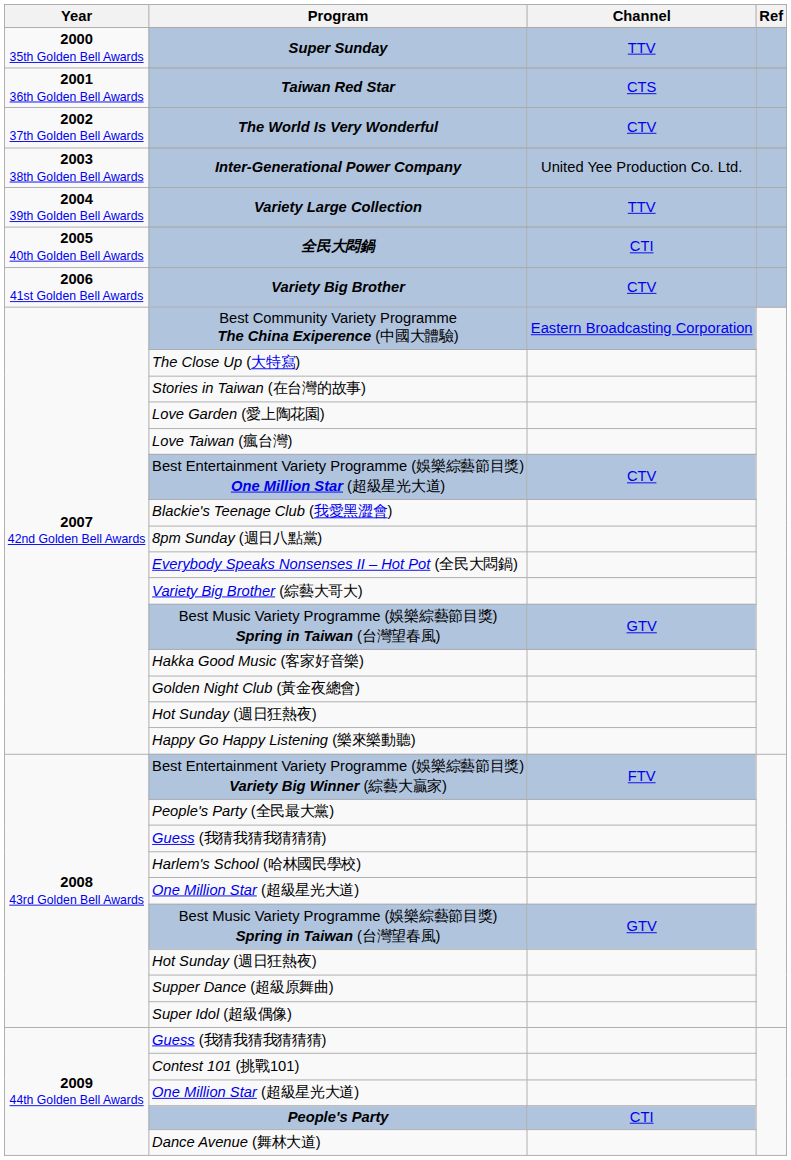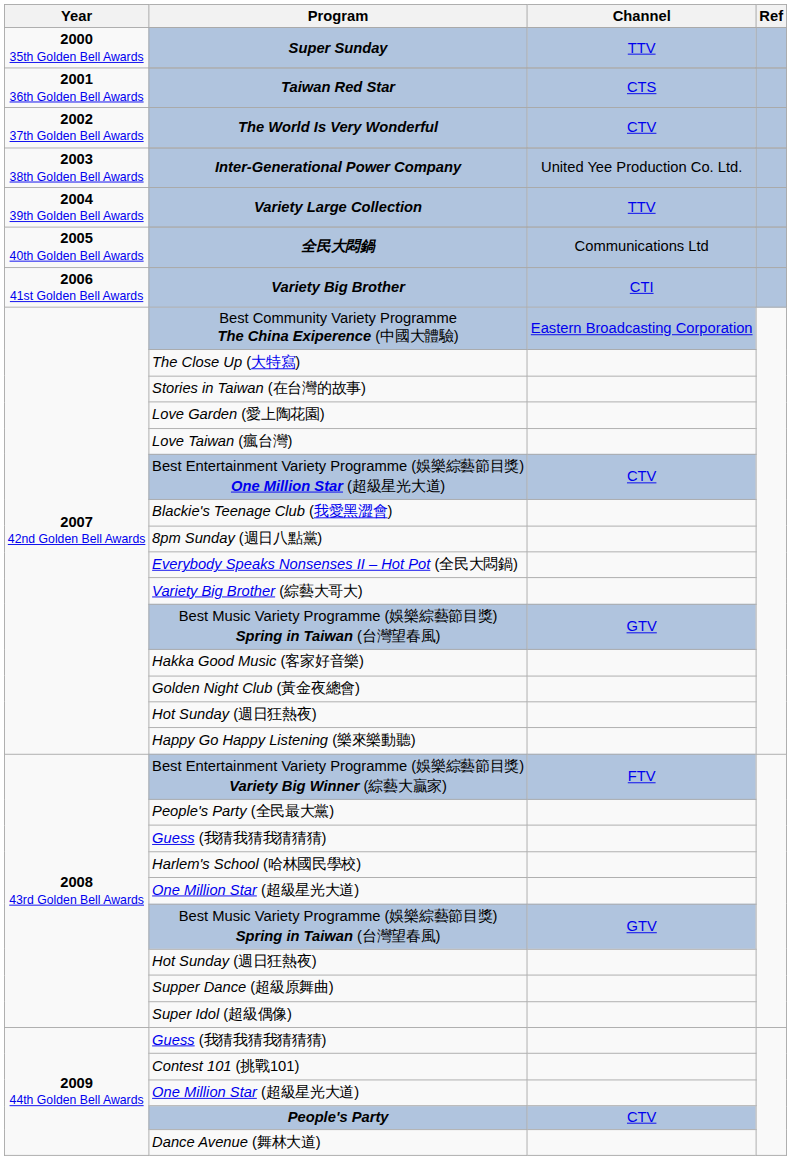(642, 247) CTI -> (642, 247) Communications Ltd
(642, 287) CTV -> (642, 287) CTI
(642, 1117) CTI -> (642, 1117) CTV
